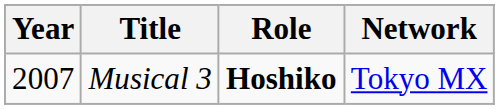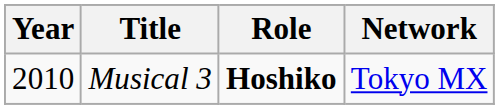(43, 78) 2007 -> (43, 78) 2010
